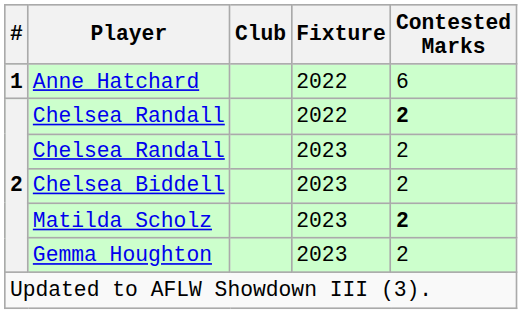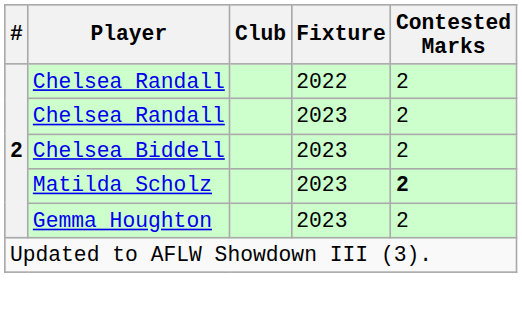- row: (116, 82)
(402, 116) bold -> (402, 82) normal
